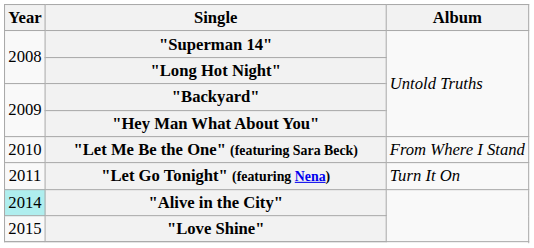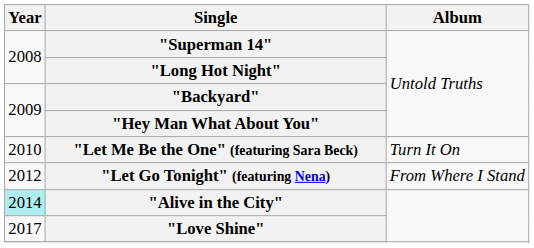(457, 149) From Where I Stand -> (425, 149) Turn It On
(25, 176) 2011 -> (25, 176) 2012
(425, 176) Turn It On -> (457, 176) From Where I Stand
(25, 228) 2015 -> (25, 228) 2017
